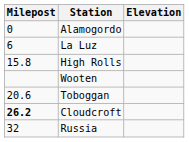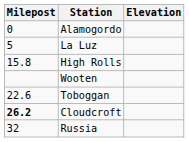(10, 46) 6 -> (10, 46) 5
(19, 95) 20.6 -> (19, 95) 22.6
